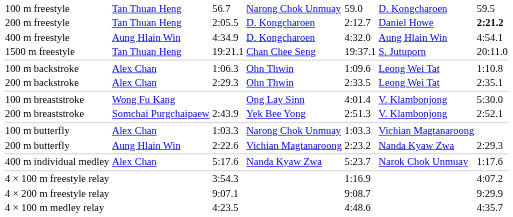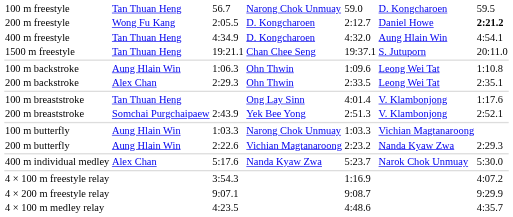(147, 23) Tan Thuan Heng -> (144, 23) Wong Fu Kang
(146, 37) Aung Hlain Win -> (147, 37) Tan Thuan Heng
(134, 68) Alex Chan -> (146, 68) Aung Hlain Win
(144, 99) Wong Fu Kang -> (147, 99) Tan Thuan Heng
(490, 99) 5:30.0 -> (490, 99) 1:17.6
(134, 131) Alex Chan -> (146, 131) Aung Hlain Win
(490, 162) 1:17.6 -> (490, 162) 5:30.0
